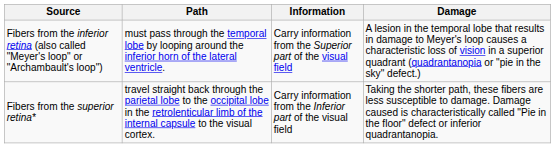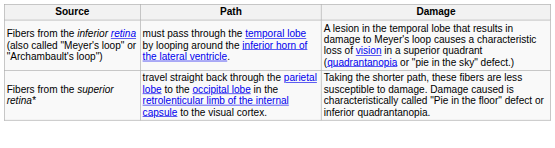- column: (317, 12)
